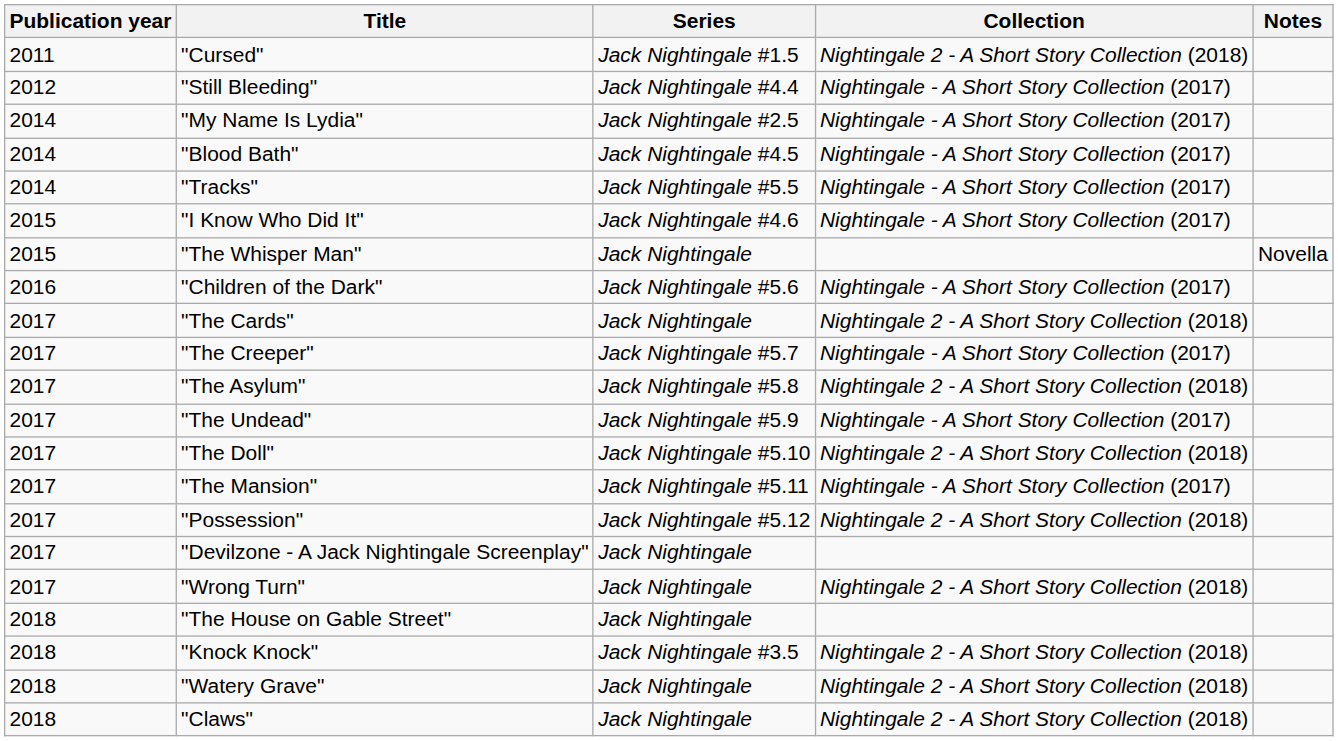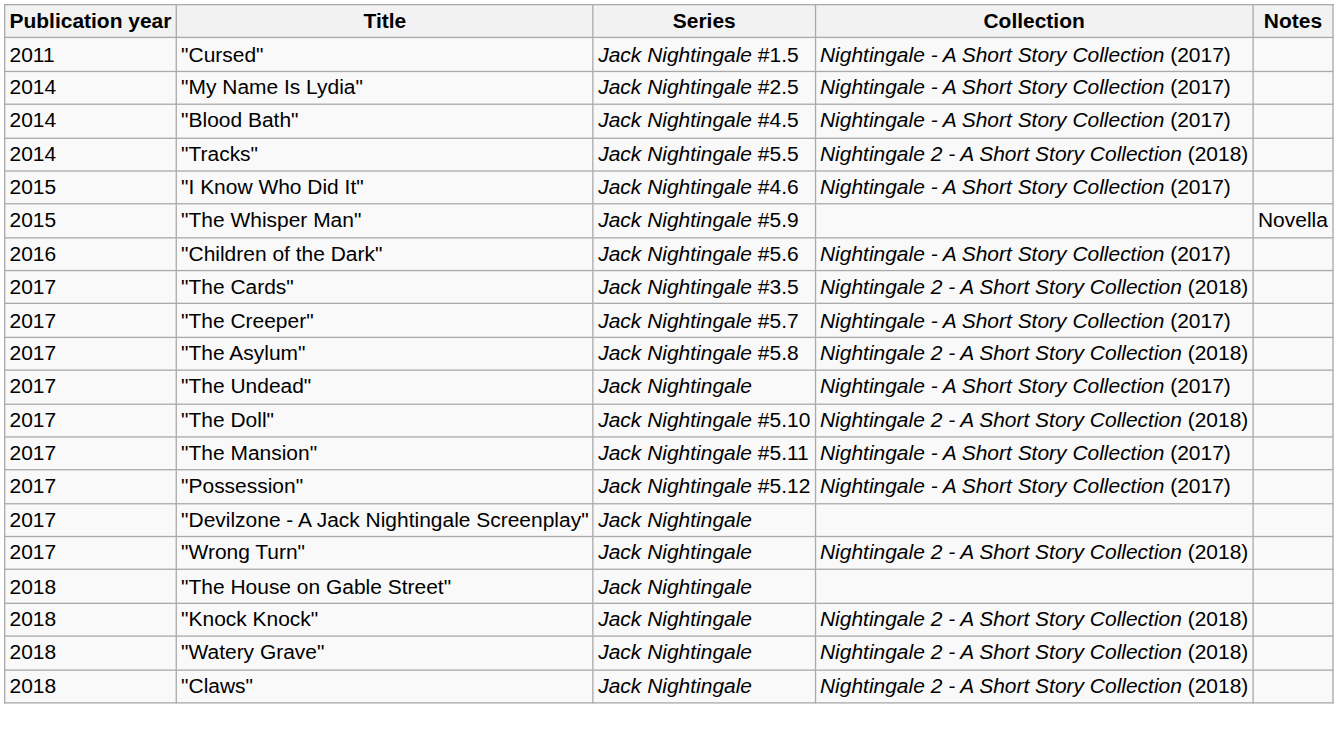(1034, 54) Nightingale 2 - A Short Story Collection (2018) -> (1025, 54) Nightingale - A Short Story Collection (2017)
- row: (249, 87)
(1025, 187) Nightingale - A Short Story Collection (2017) -> (1034, 154) Nightingale 2 - A Short Story Collection (2018)
(675, 253) Jack Nightingale -> (698, 220) Jack Nightingale #5.9
(675, 320) Jack Nightingale -> (698, 287) Jack Nightingale #3.5
(698, 420) Jack Nightingale #5.9 -> (675, 386) Jack Nightingale
(1034, 519) Nightingale 2 - A Short Story Collection (2018) -> (1025, 486) Nightingale - A Short Story Collection (2017)
(698, 652) Jack Nightingale #3.5 -> (675, 619) Jack Nightingale
